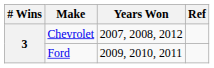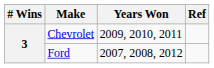(141, 34) 2007, 2008, 2012 -> (141, 34) 2009, 2010, 2011
(141, 53) 2009, 2010, 2011 -> (141, 53) 2007, 2008, 2012
